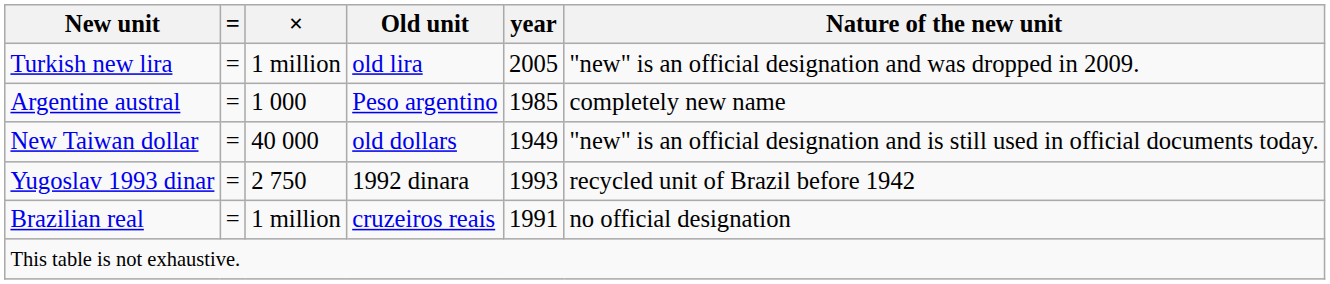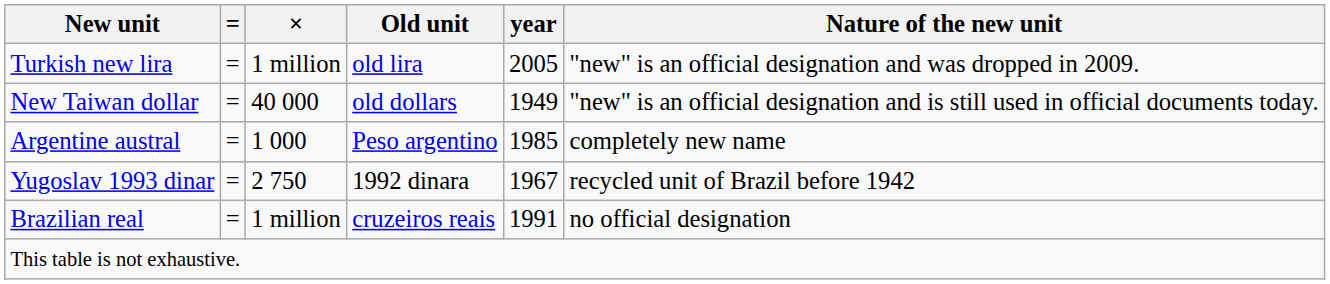rows swapped: (104, 141) <-> (95, 102)
(534, 180) 1993 -> (534, 180) 1967
